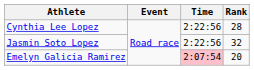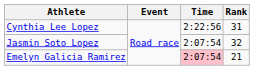(236, 27) 28 -> (236, 27) 31
(202, 42) 2:22:56 -> (202, 42) 2:07:54
(236, 57) 20 -> (236, 57) 21
